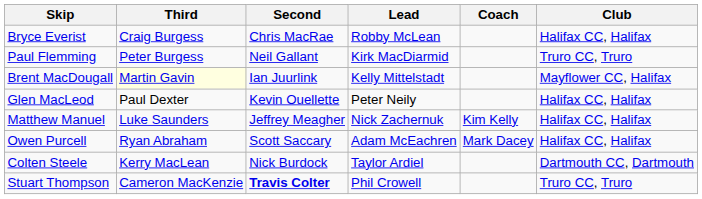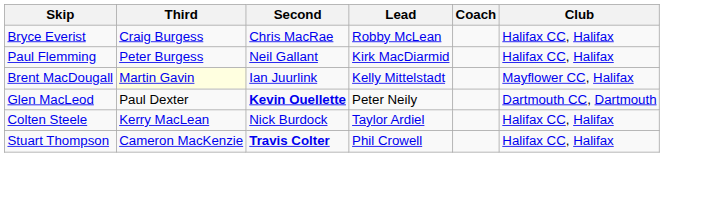(586, 57) Truro CC, Truro -> (558, 57) Halifax CC, Halifax
(294, 99) normal -> (298, 99) bold
(595, 99) Halifax CC, Halifax -> (579, 99) Dartmouth CC, Dartmouth
- row: (56, 120)
- row: (47, 141)
(617, 162) Dartmouth CC, Dartmouth -> (558, 120) Halifax CC, Halifax
(586, 183) Truro CC, Truro -> (558, 141) Halifax CC, Halifax
